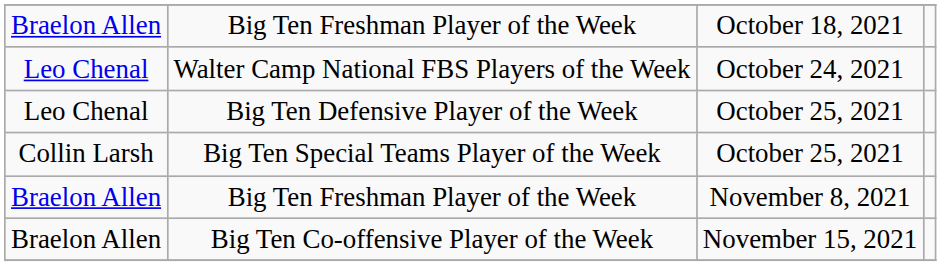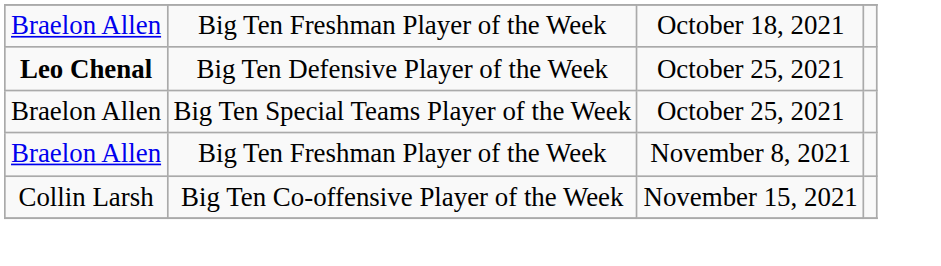- row: (432, 68)
(86, 111) normal -> (86, 68) bold
(86, 153) Collin Larsh -> (86, 111) Braelon Allen
(86, 238) Braelon Allen -> (86, 196) Collin Larsh
